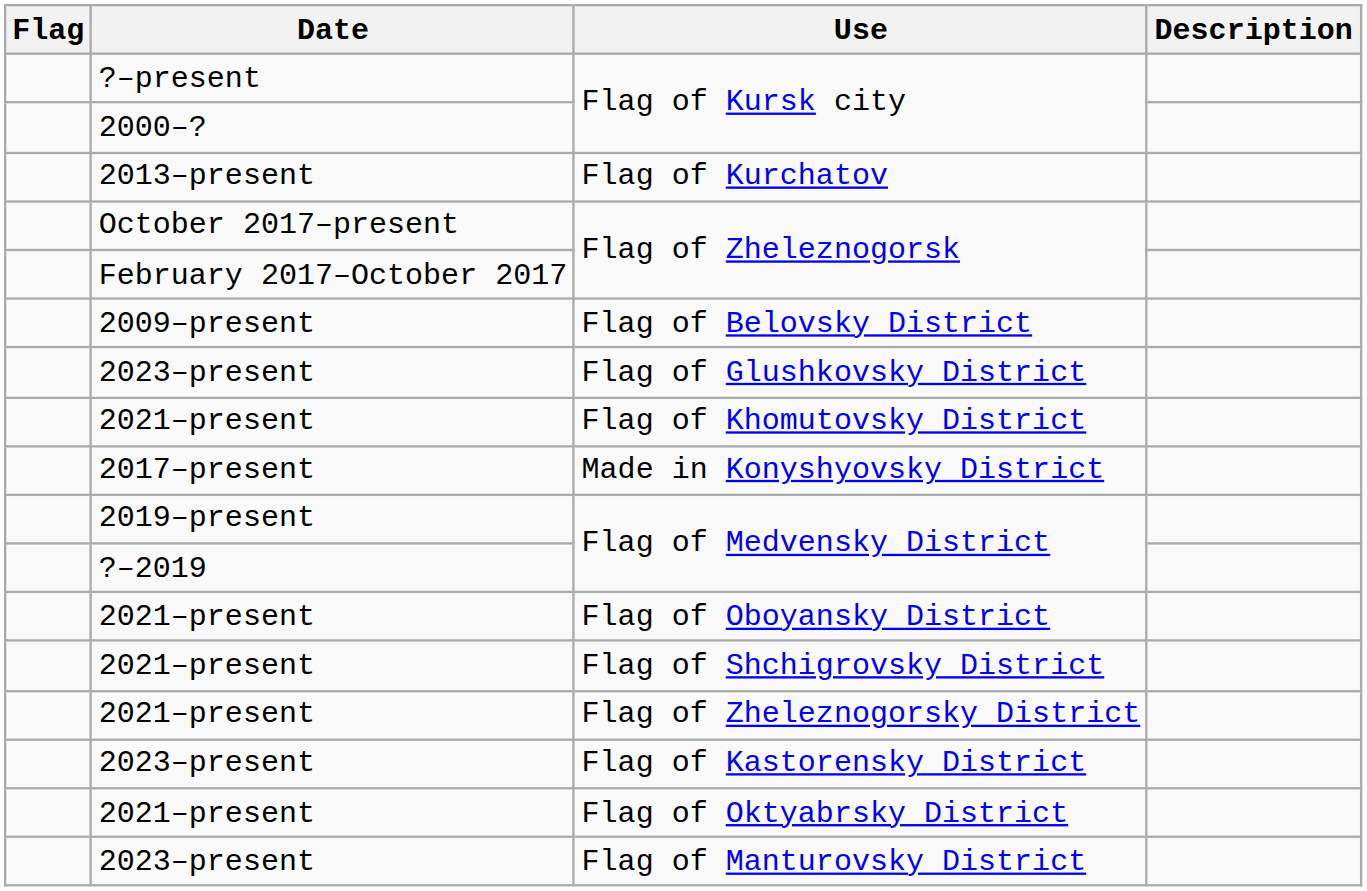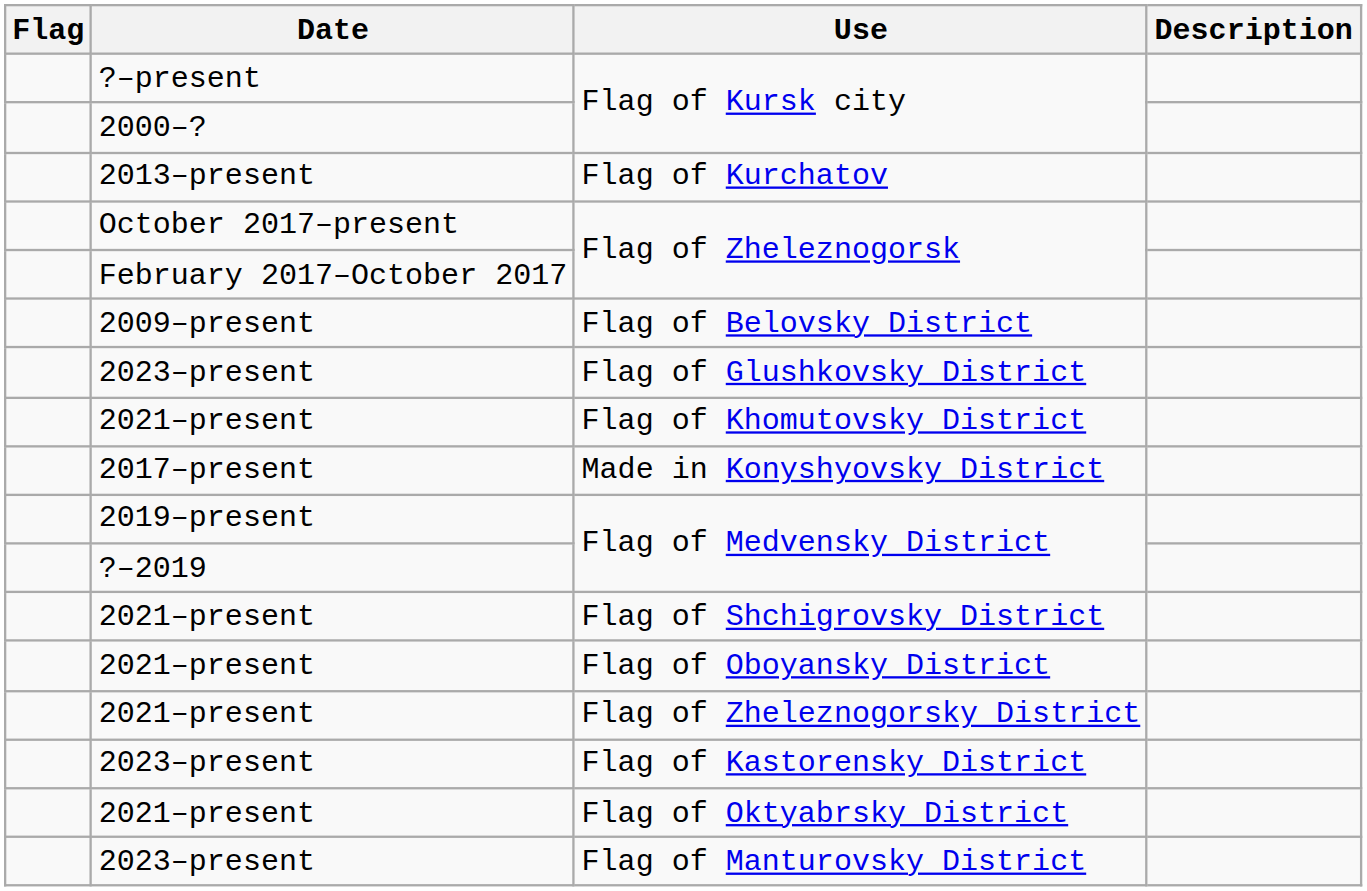rows swapped: (207, 617) <-> (207, 666)
